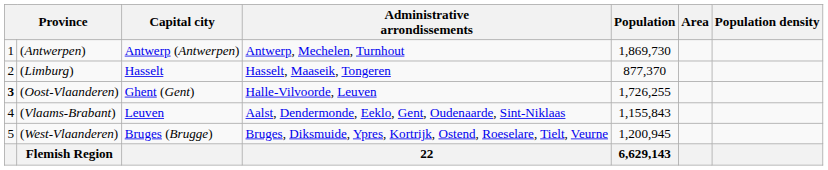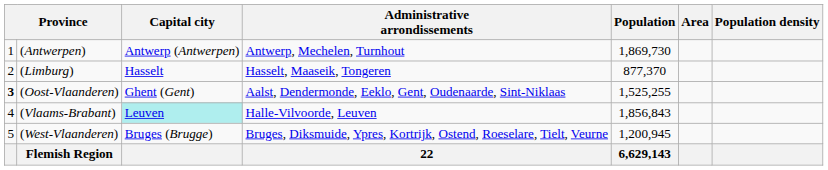(311, 92) Halle-Vilvoorde, Leuven -> (405, 92) Aalst, Dendermonde, Eeklo, Gent, Oudenaarde, Sint-Niklaas
(645, 92) 1,726,255 -> (645, 92) 1,525,255
(144, 112) no background -> (144, 112) paleturquoise background
(405, 112) Aalst, Dendermonde, Eeklo, Gent, Oudenaarde, Sint-Niklaas -> (311, 112) Halle-Vilvoorde, Leuven
(645, 112) 1,155,843 -> (645, 112) 1,856,843
